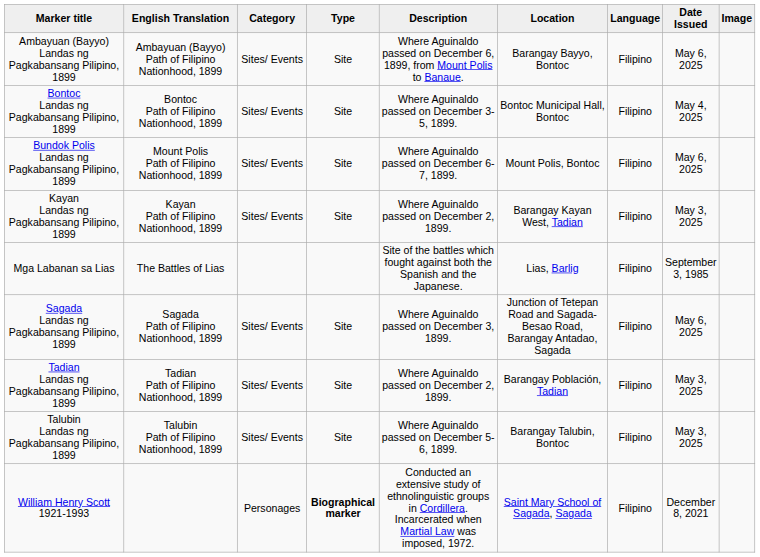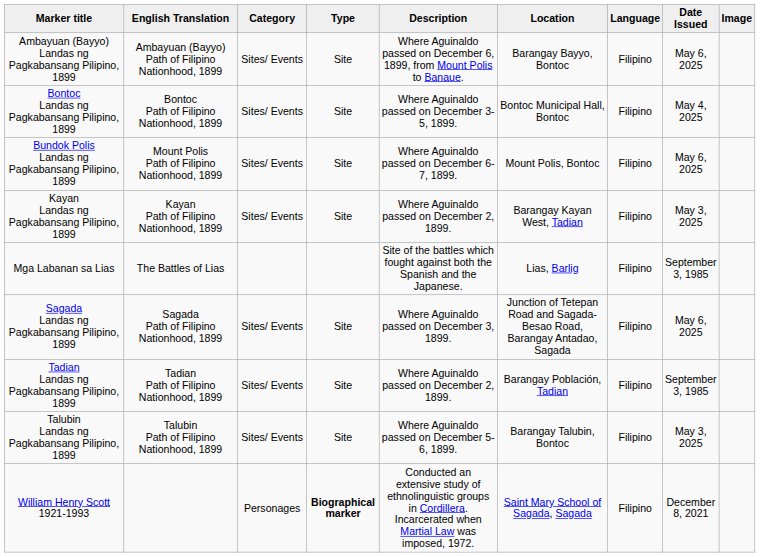(691, 385) May 3, 2025 -> (691, 385) September 3, 1985
